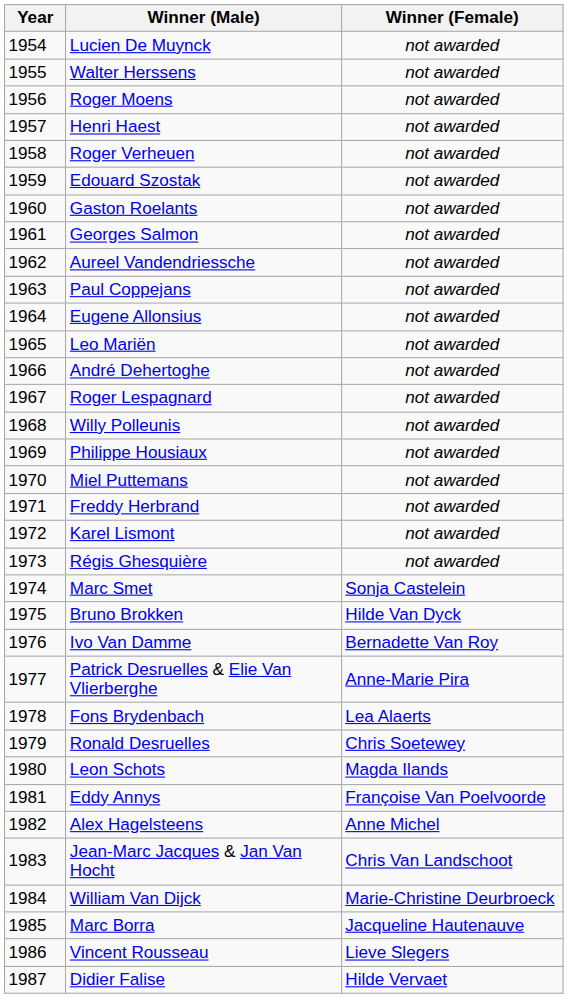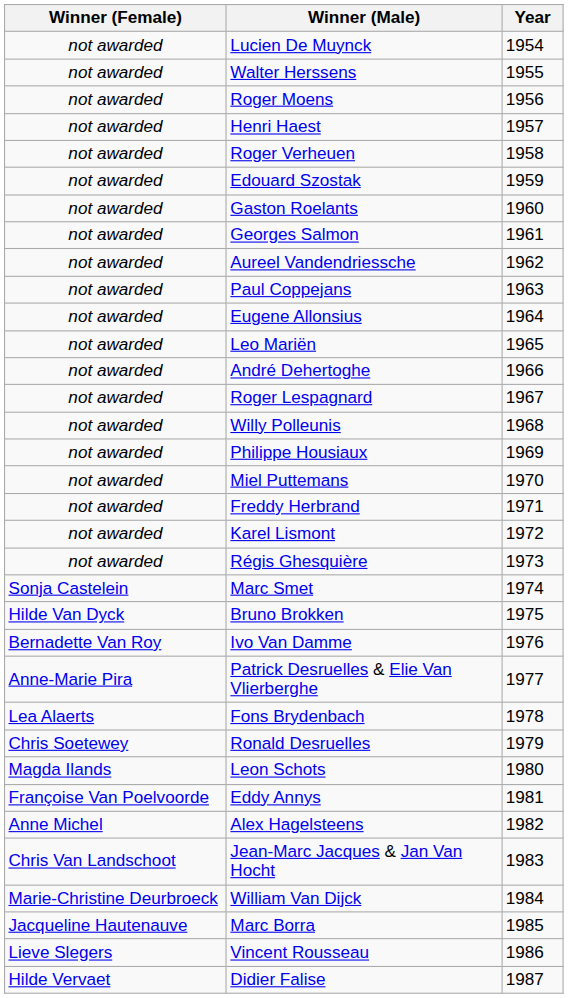columns swapped: (35, 18) <-> (452, 18)
